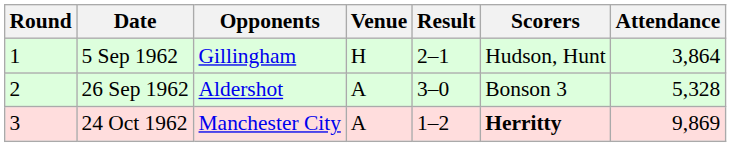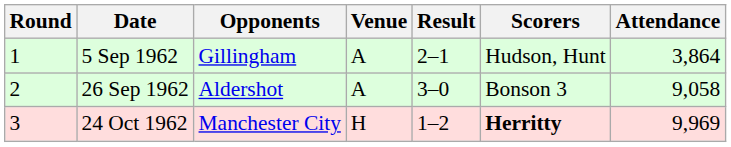(358, 55) H -> (358, 55) A
(696, 89) 5,328 -> (696, 89) 9,058
(358, 123) A -> (358, 123) H
(696, 123) 9,869 -> (696, 123) 9,969
